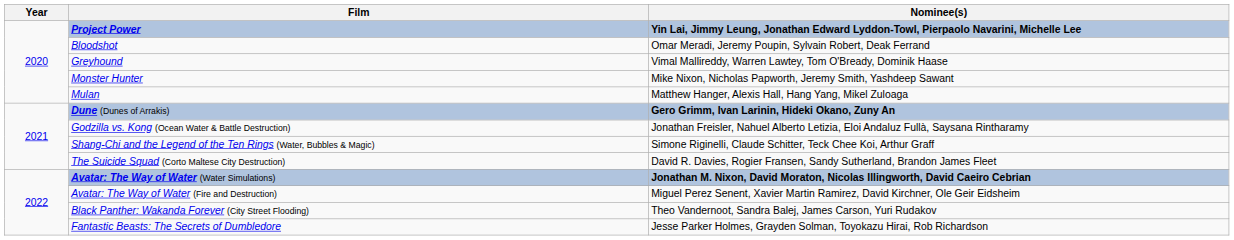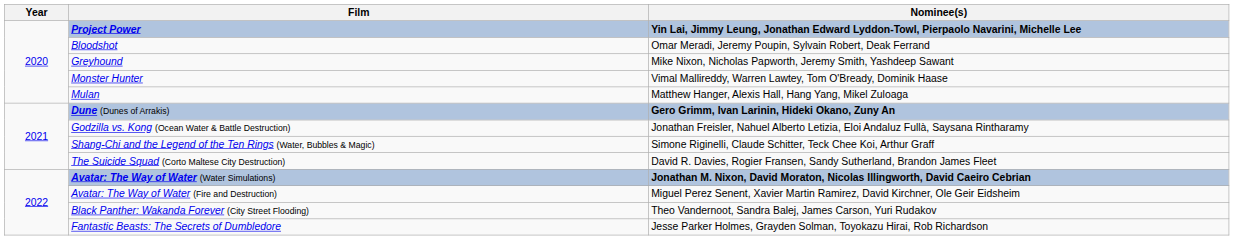(799, 62) Vimal Mallireddy, Warren Lawtey, Tom O'Bready, Dominik Haase -> (802, 62) Mike Nixon, Nicholas Papworth, Jeremy Smith, Yashdeep Sawant
(802, 78) Mike Nixon, Nicholas Papworth, Jeremy Smith, Yashdeep Sawant -> (799, 78) Vimal Mallireddy, Warren Lawtey, Tom O'Bready, Dominik Haase
